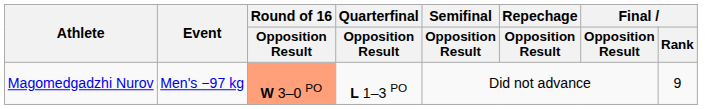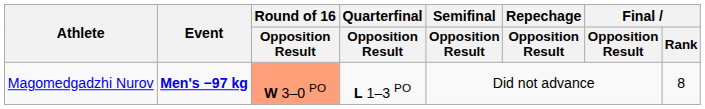(202, 84) normal -> (204, 84) bold
(677, 84) 9 -> (681, 84) 8
